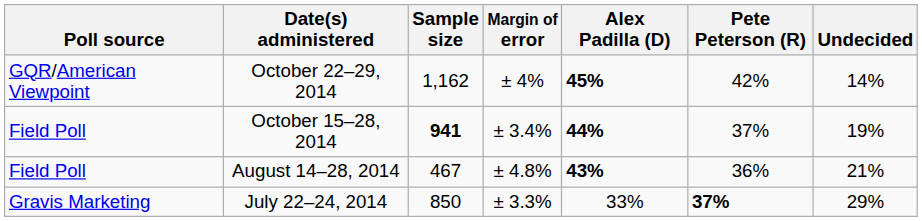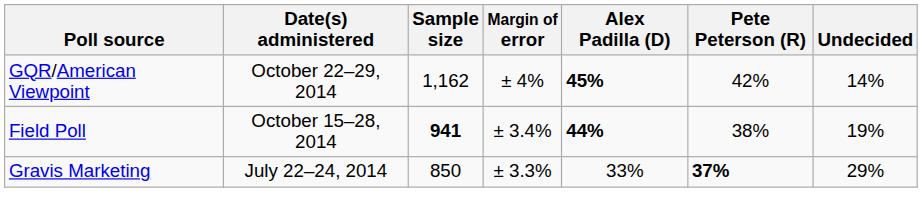(750, 131) 37% -> (750, 131) 38%
- row: (316, 171)
